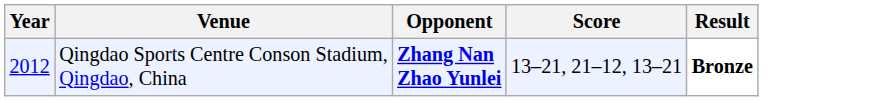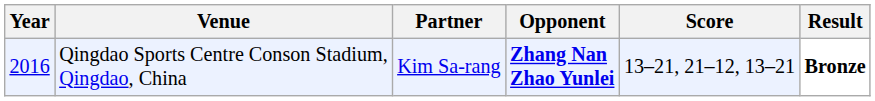+ column: (449, 21)
(30, 66) 2012 -> (30, 66) 2016
